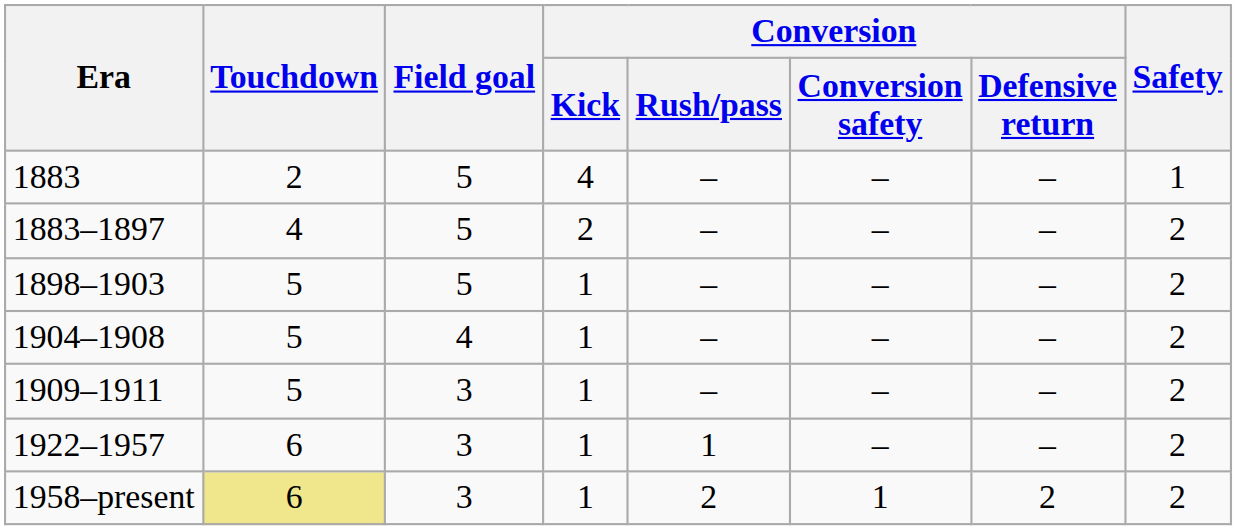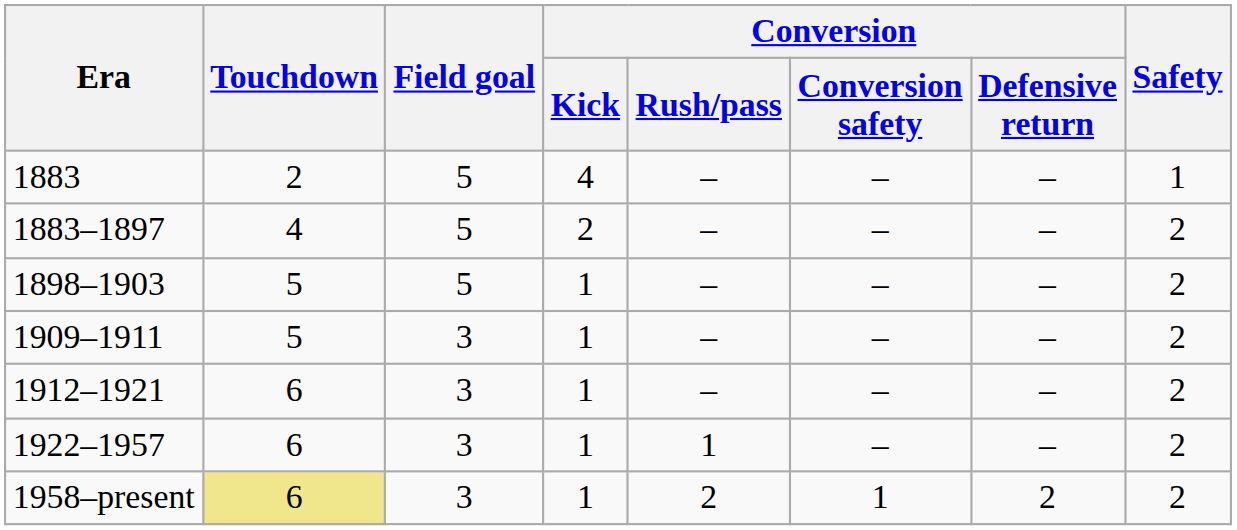- row: (89, 336)
+ row: (89, 390)
